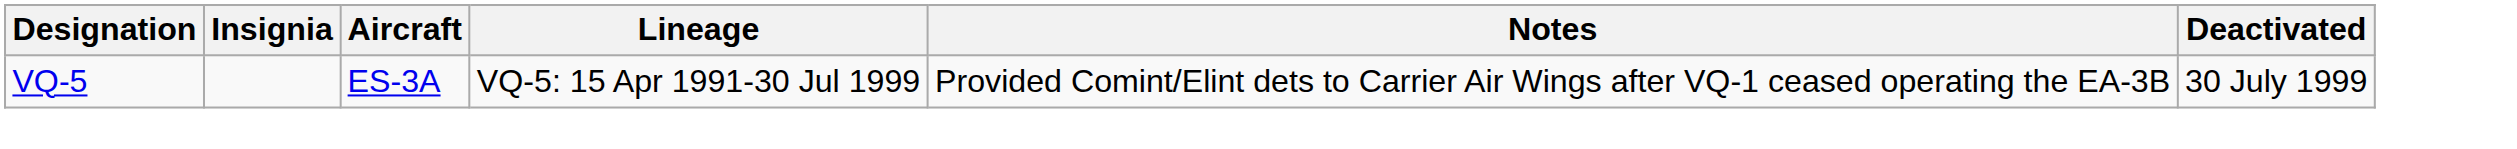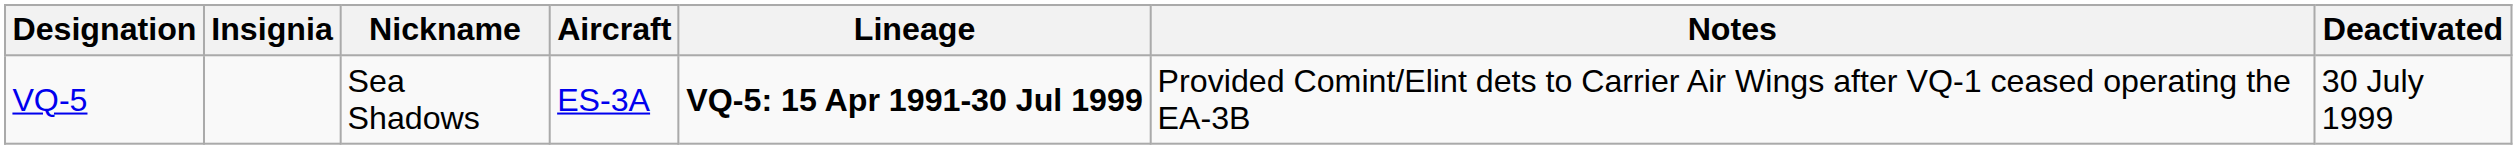+ column: (445, 30)
(699, 81) normal -> (915, 99) bold
